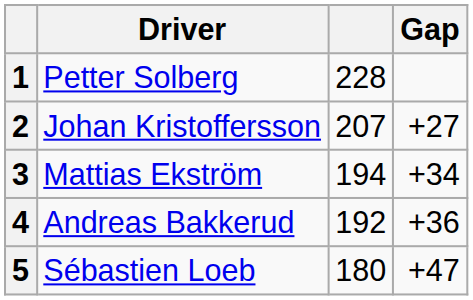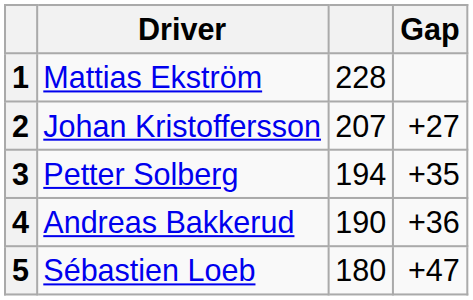(141, 78) Petter Solberg -> (153, 78) Mattias Ekström
(153, 174) Mattias Ekström -> (141, 174) Petter Solberg
(434, 174) +34 -> (434, 174) +35
(361, 223) 192 -> (361, 223) 190
